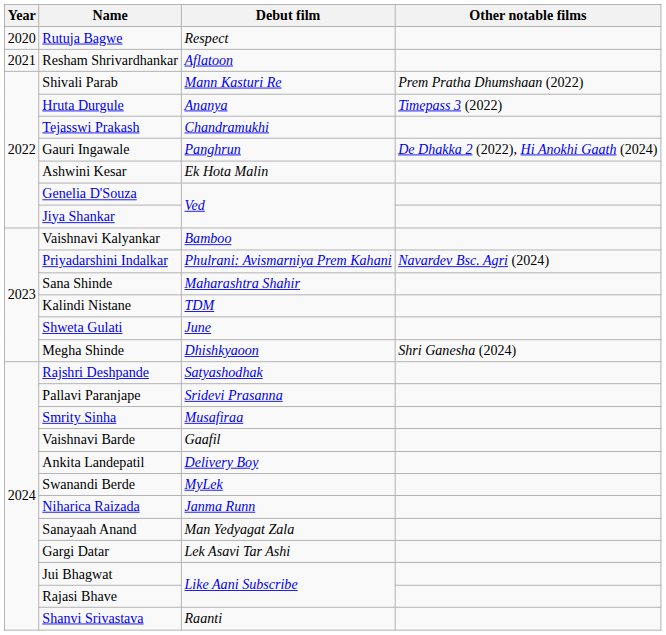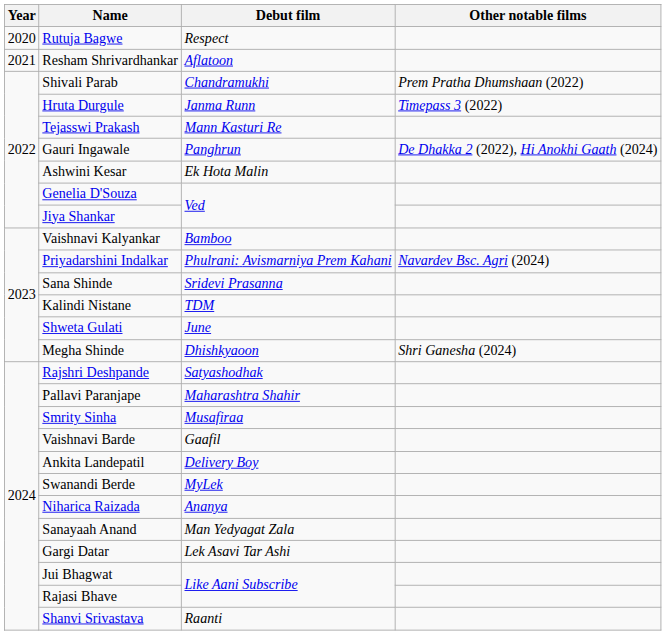(233, 82) Mann Kasturi Re -> (227, 82) Chandramukhi
(206, 104) Ananya -> (220, 104) Janma Runn
(227, 127) Chandramukhi -> (233, 127) Mann Kasturi Re
(242, 283) Maharashtra Shahir -> (234, 283) Sridevi Prasanna
(234, 395) Sridevi Prasanna -> (242, 395) Maharashtra Shahir
(220, 506) Janma Runn -> (206, 506) Ananya
